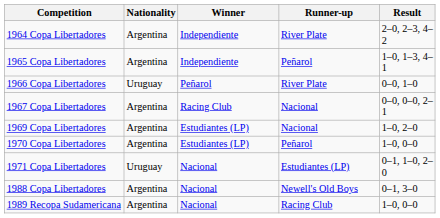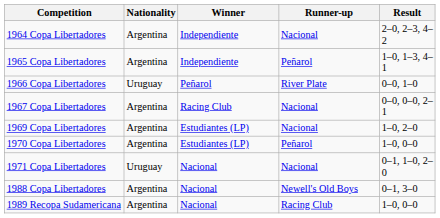(304, 34) River Plate -> (299, 34) Nacional
(315, 166) Estudiantes (LP) -> (299, 166) Nacional
